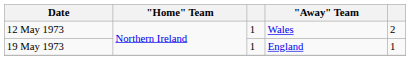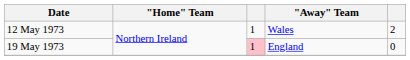(252, 47) no background -> (252, 47) pink background
(393, 47) 1 -> (393, 47) 0
